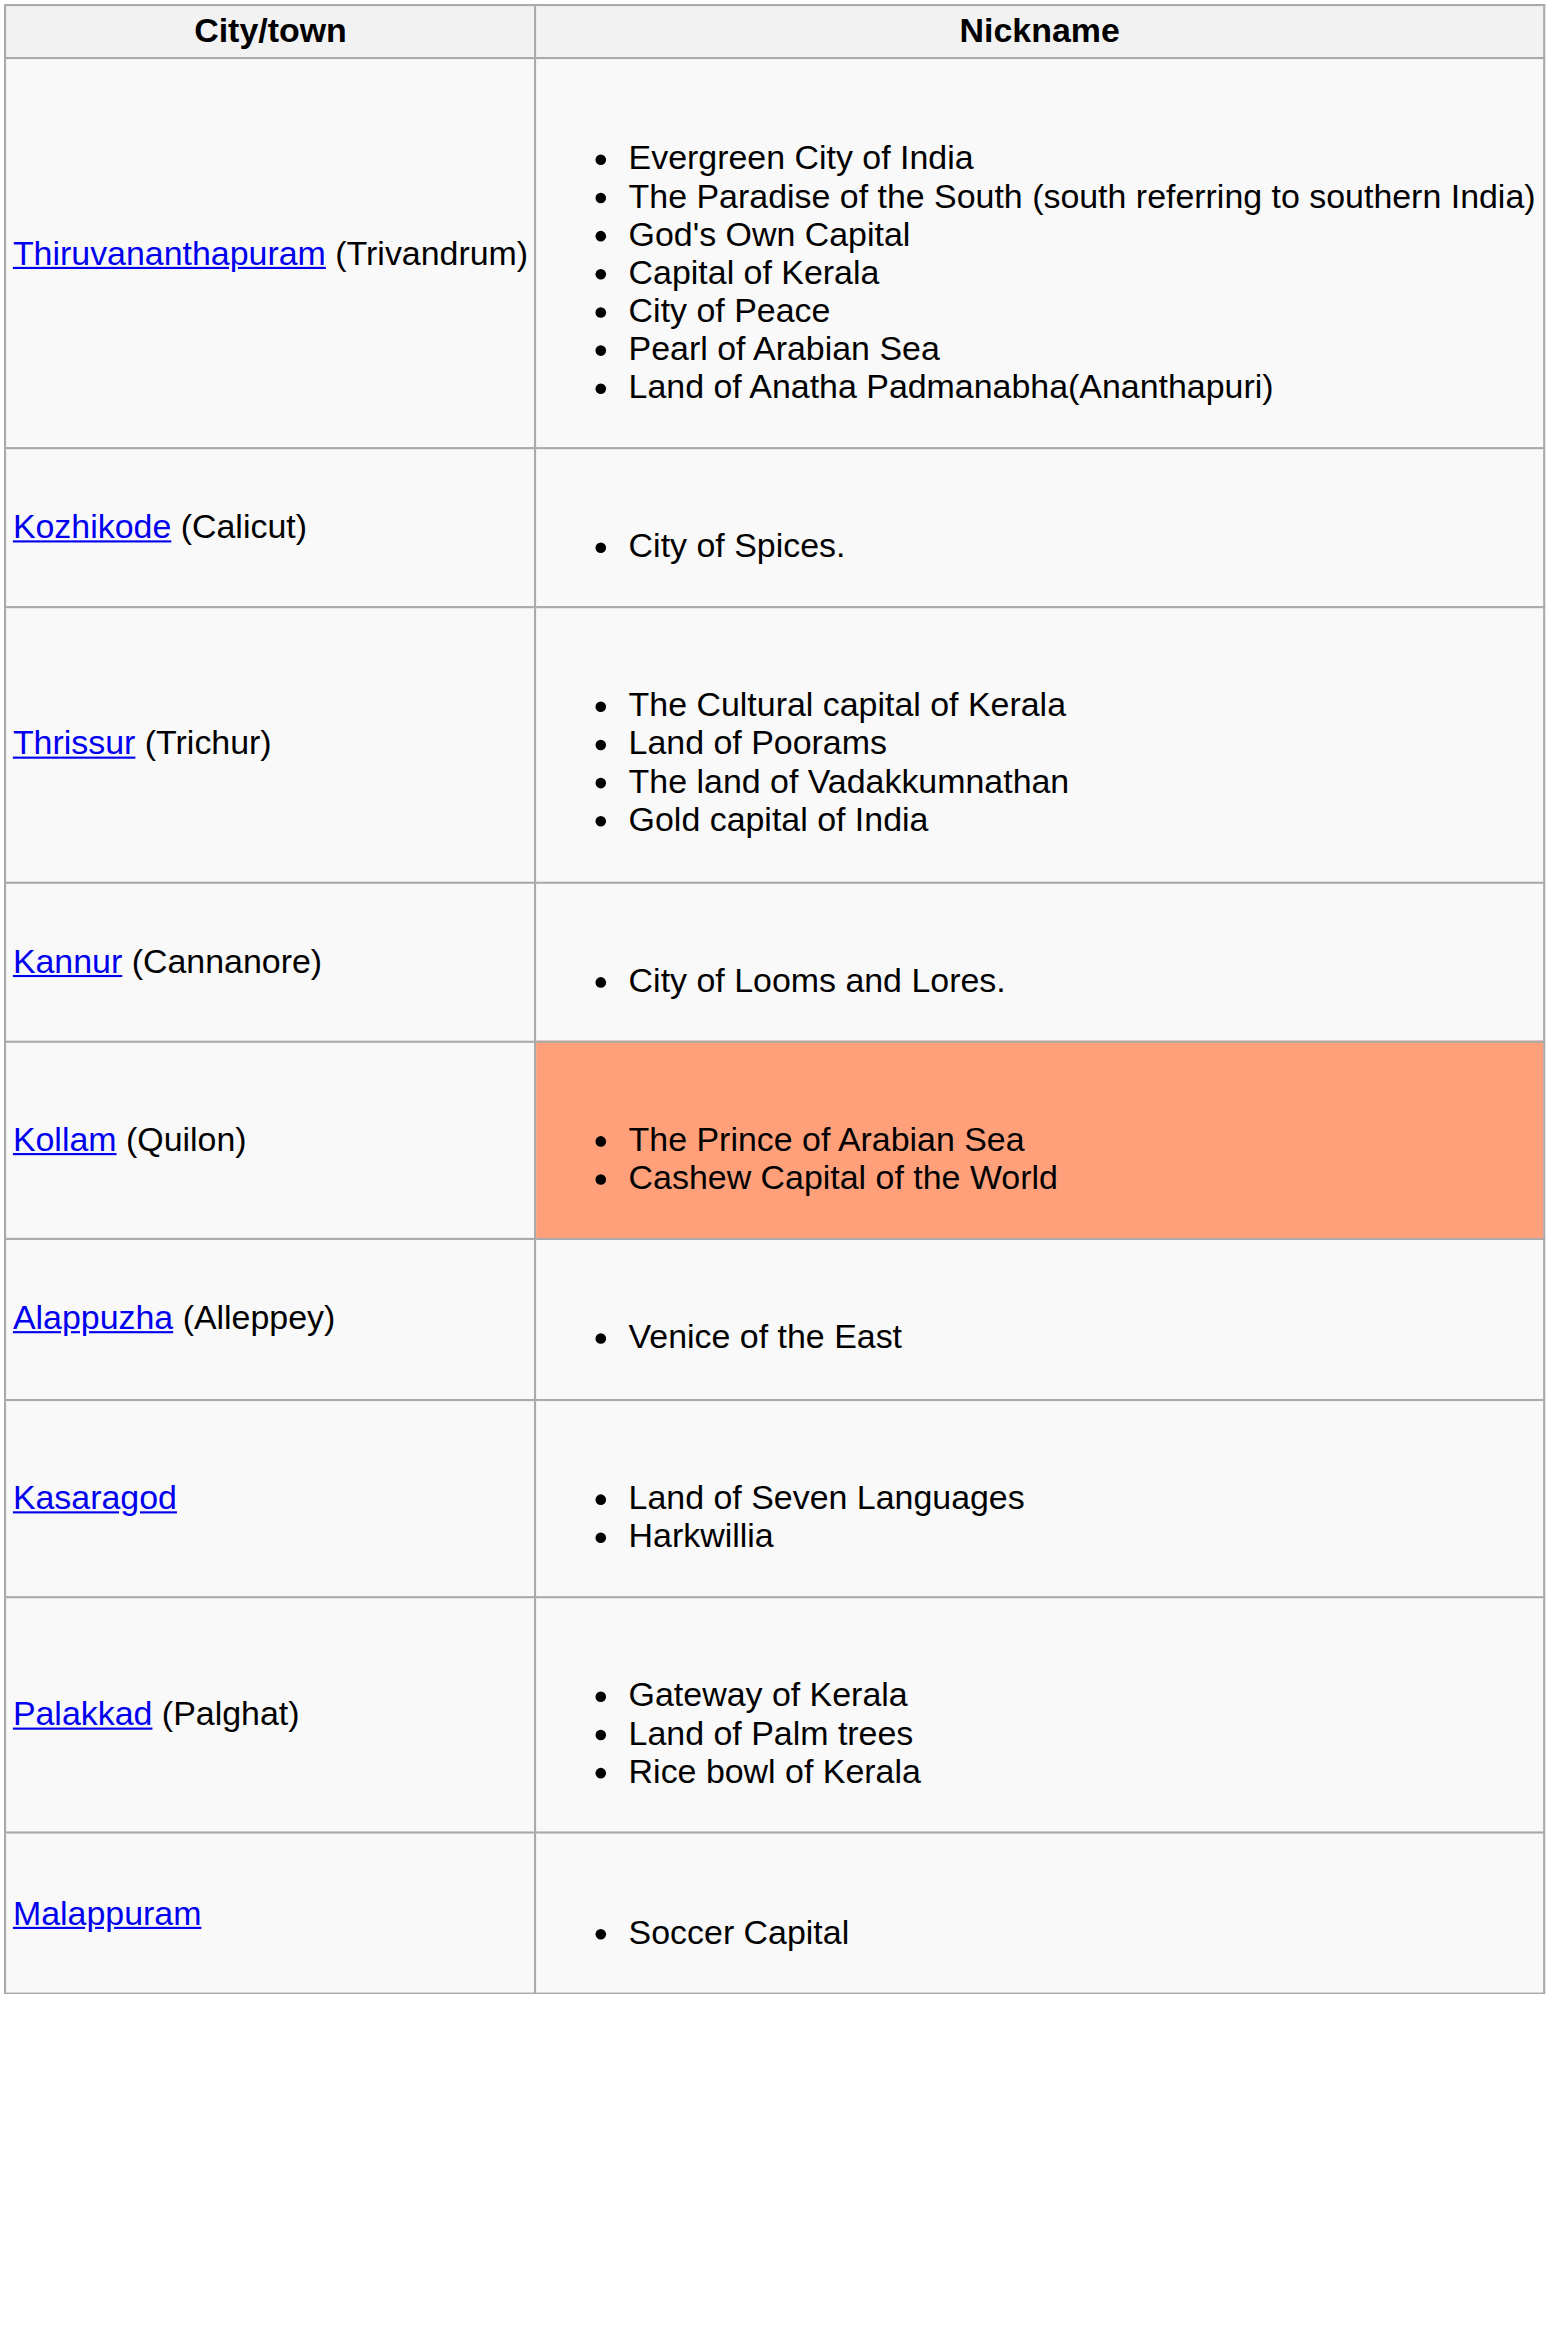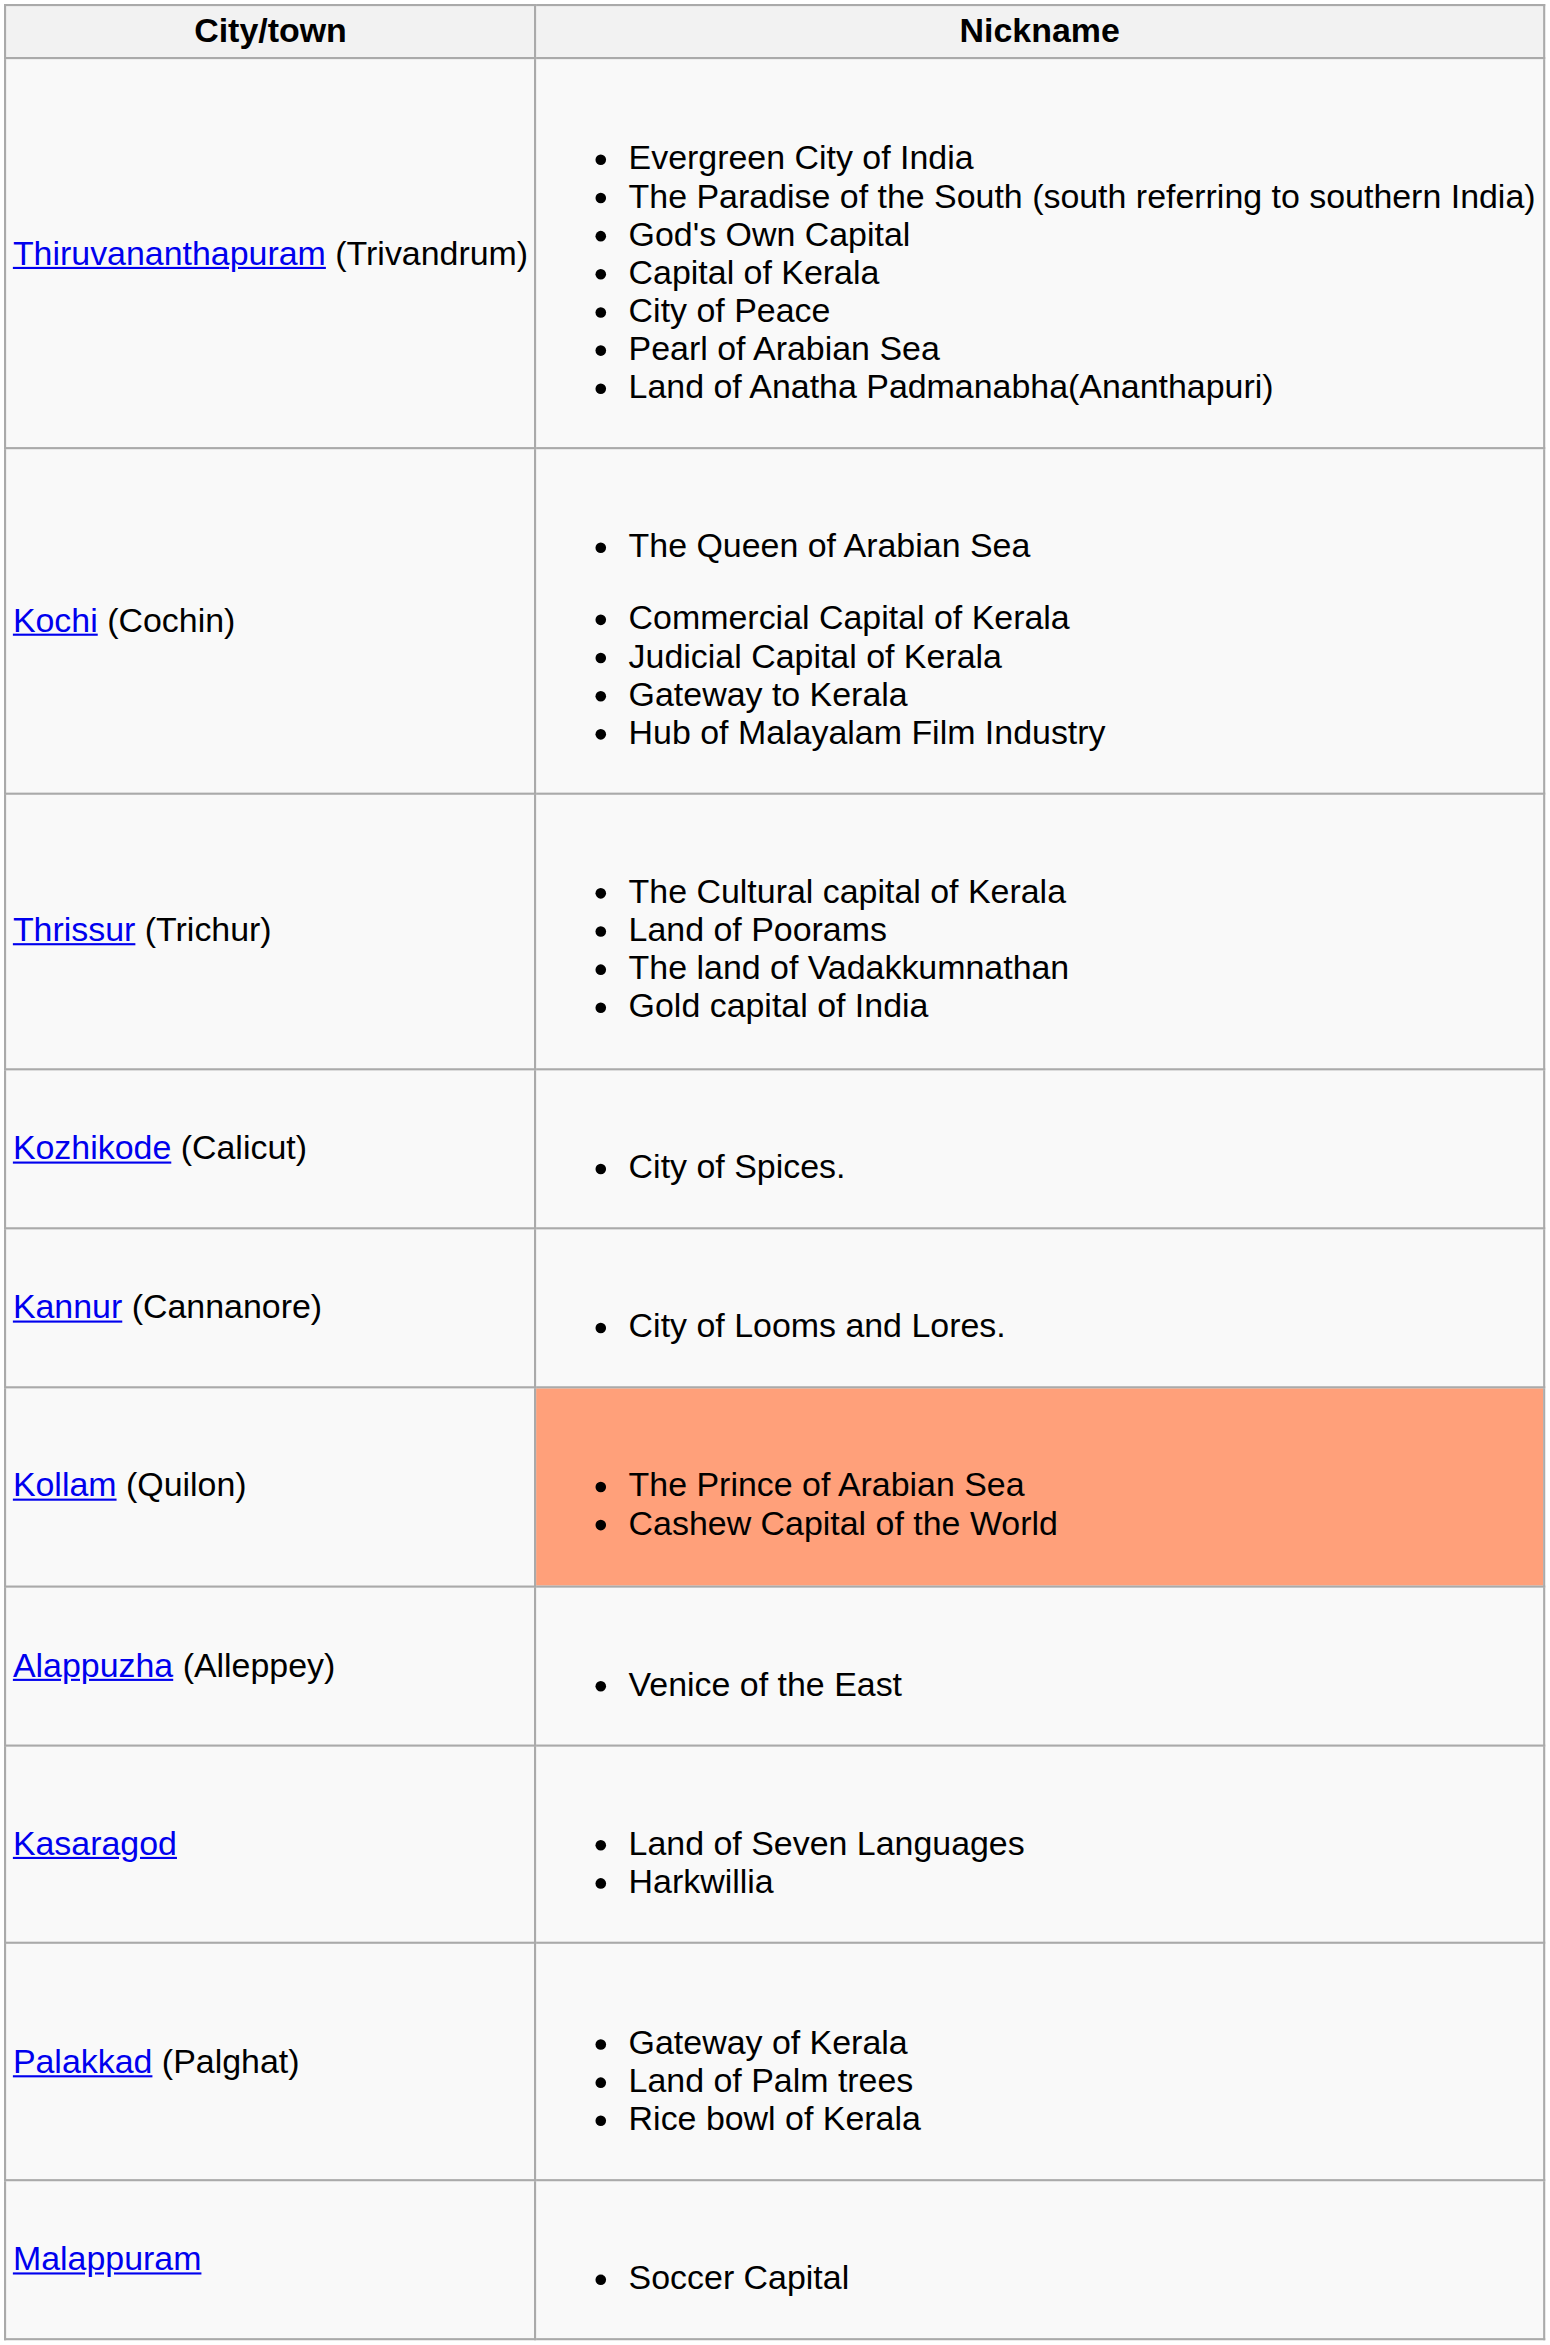+ row: (124, 620)
rows swapped: (142, 743) <-> (160, 526)
